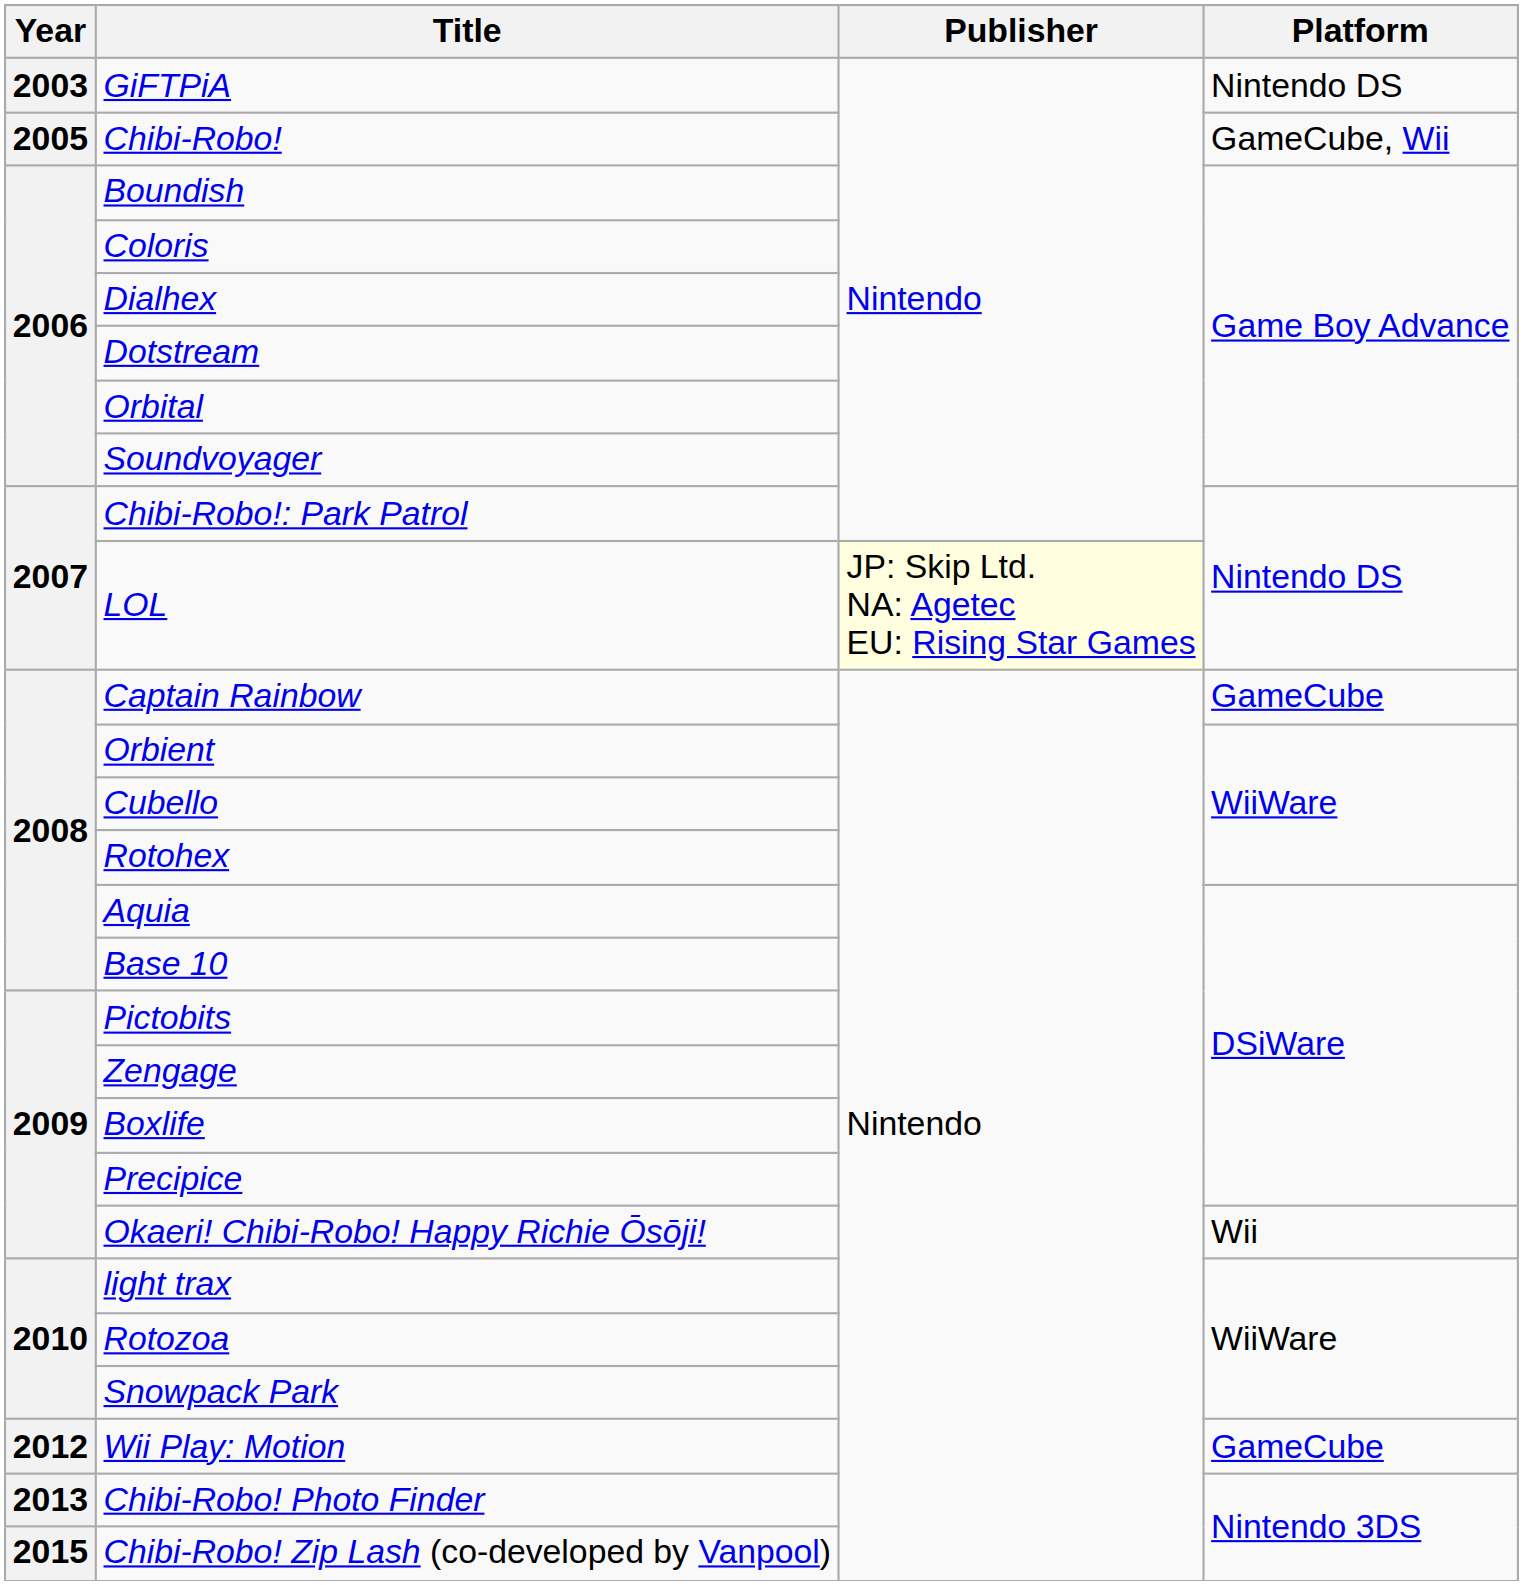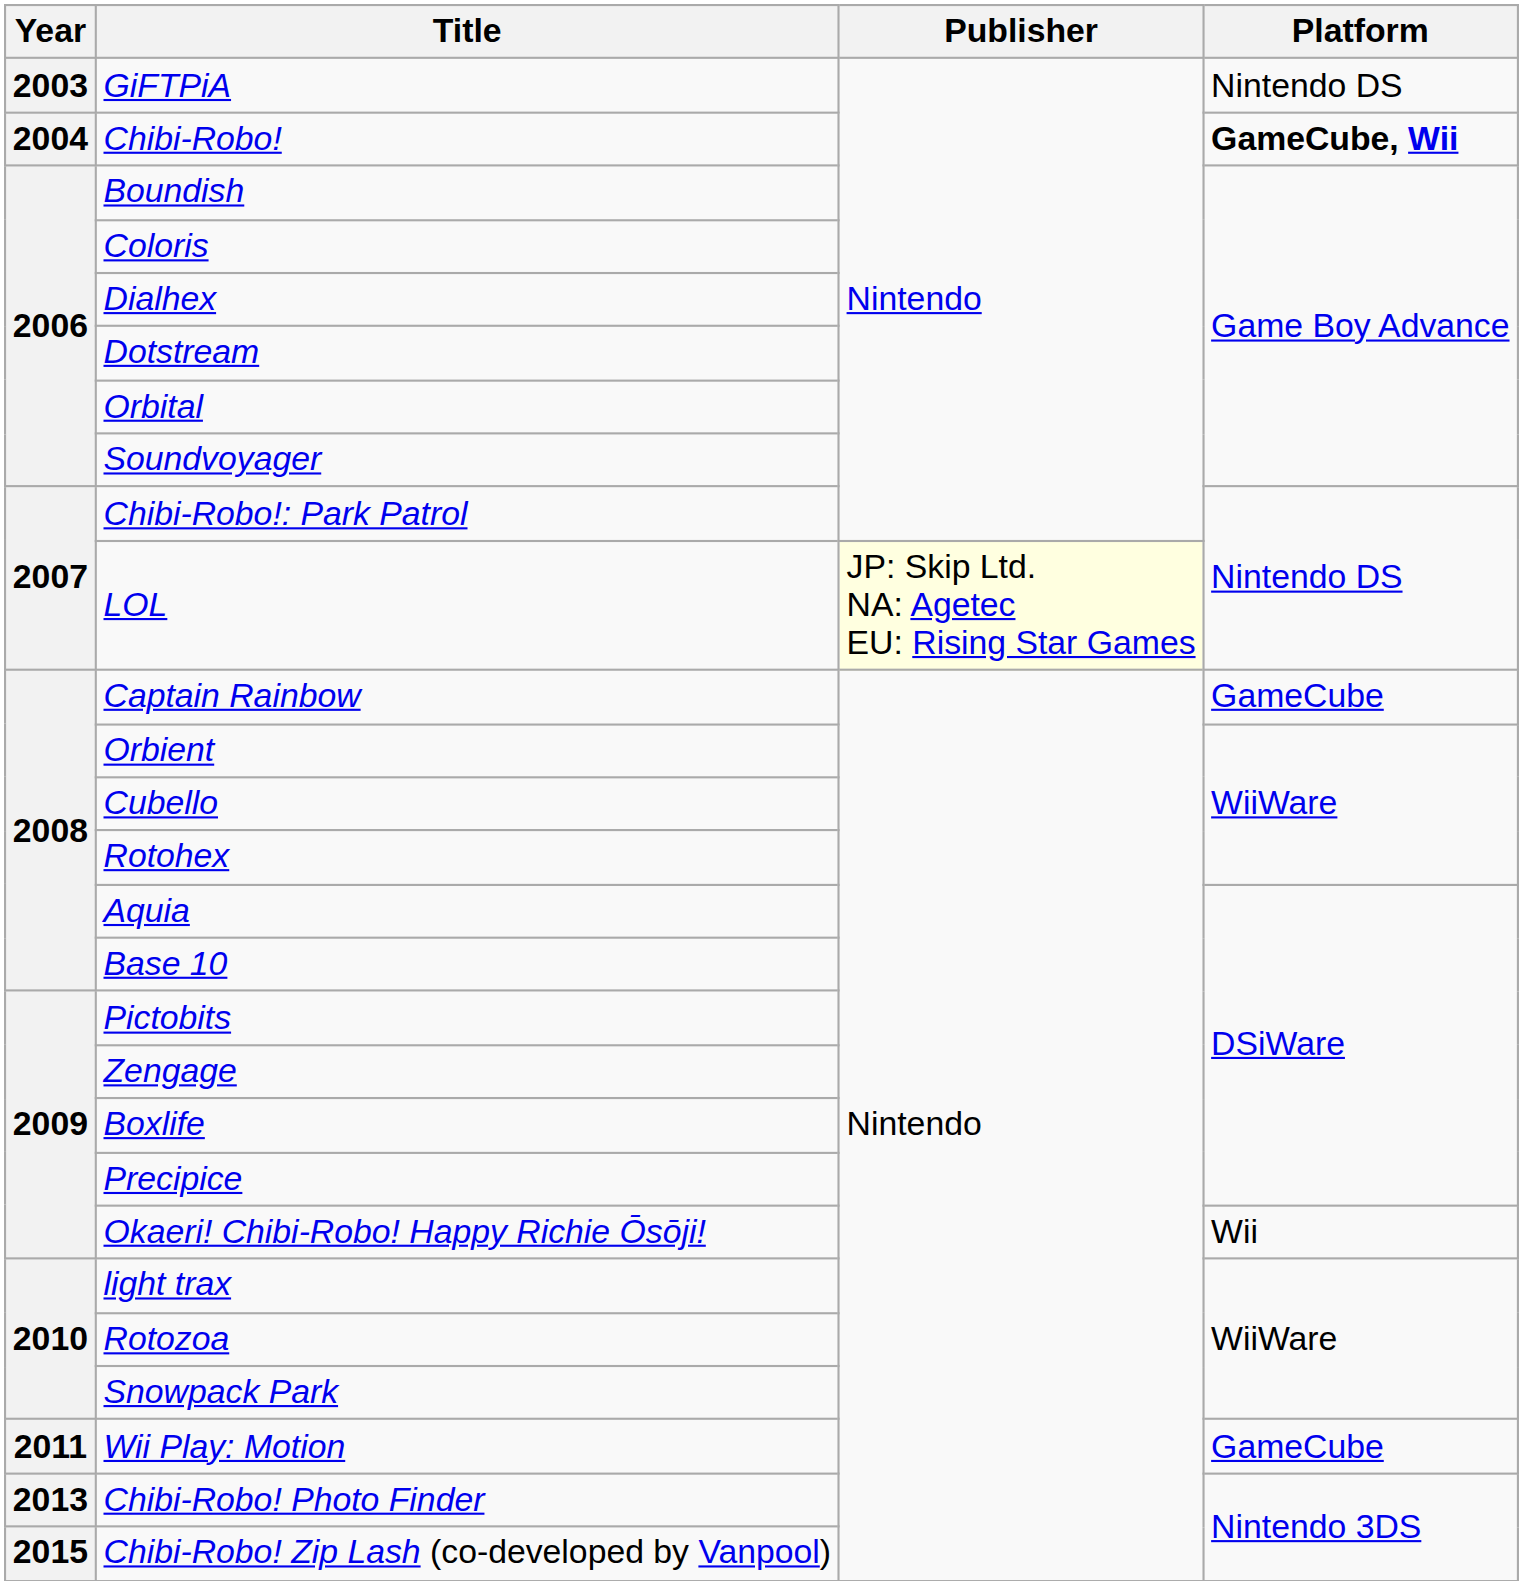(50, 138) 2005 -> (50, 138) 2004
(1330, 138) normal -> (1335, 138) bold
(50, 1445) 2012 -> (50, 1445) 2011
